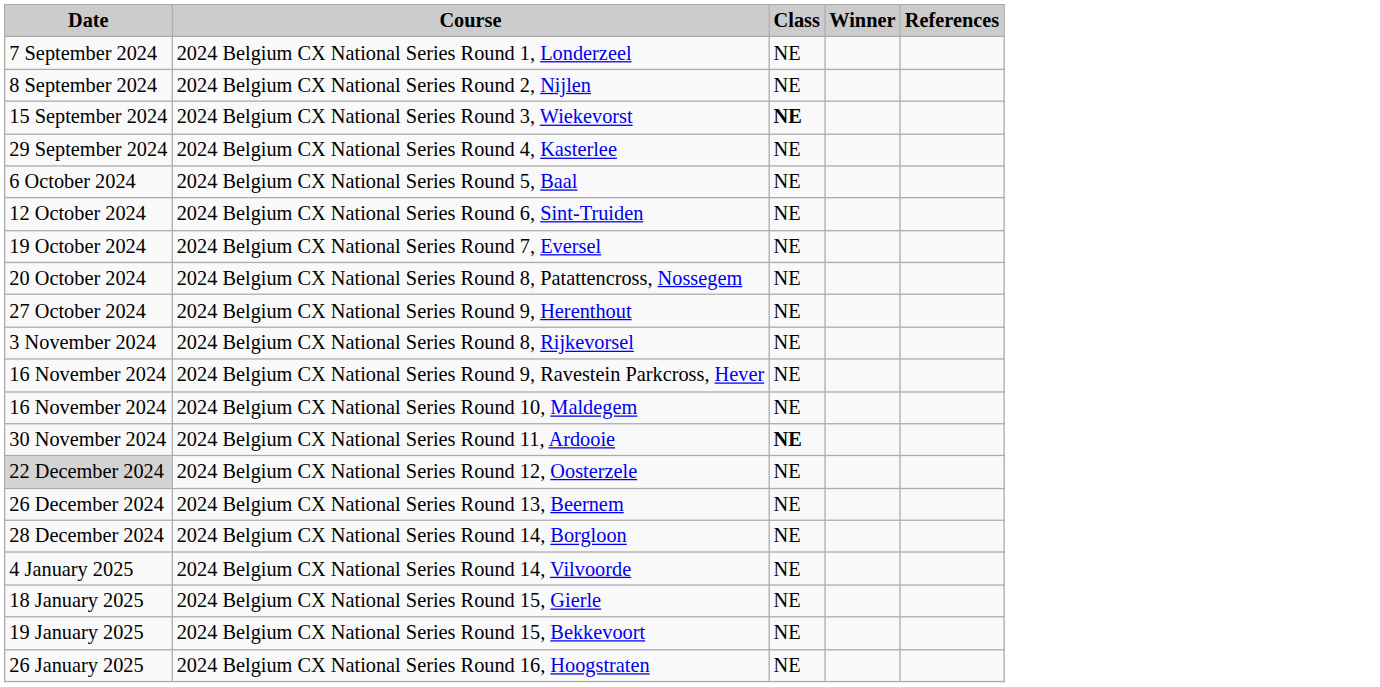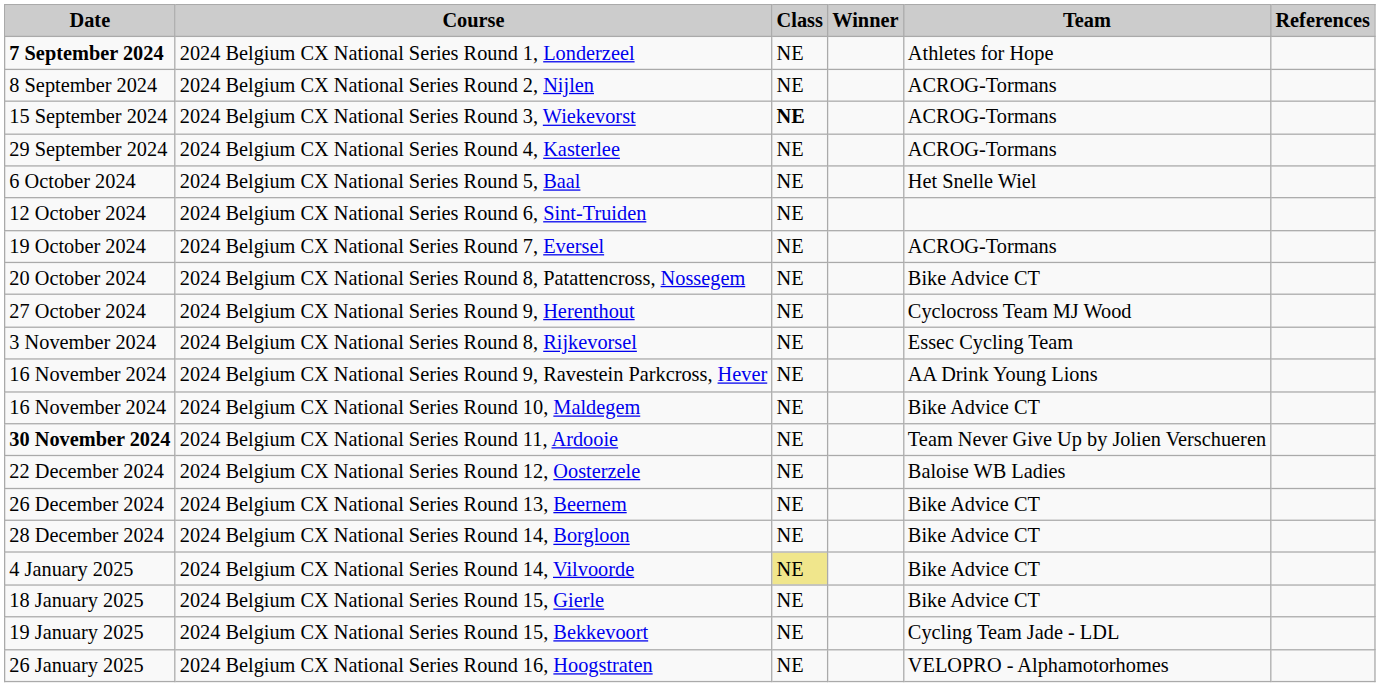+ column: (1087, 20)
(83, 52) normal -> (86, 52) bold
(88, 439) normal -> (90, 439) bold
(788, 439) bold -> (790, 439) normal
(87, 471) lightgrey background -> (87, 471) no background
(787, 568) no background -> (790, 568) khaki background
